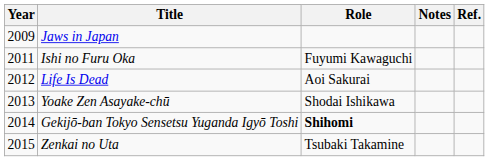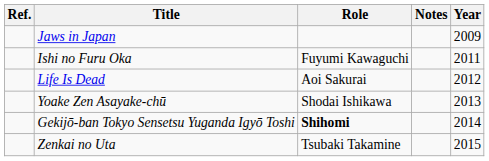columns swapped: (21, 15) <-> (469, 15)
